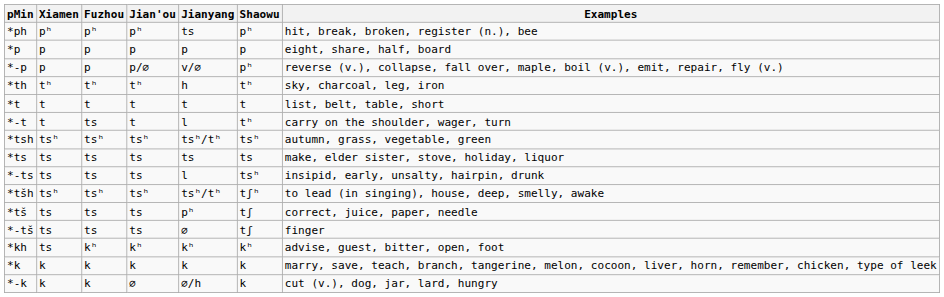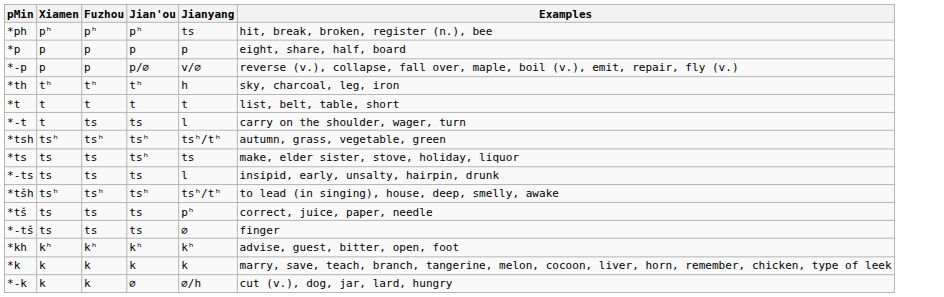- column: (260, 13)
(133, 121) t -> (136, 121) ts
(136, 158) ts -> (139, 158) tsʰ
(46, 248) ts -> (46, 248) kʰ
